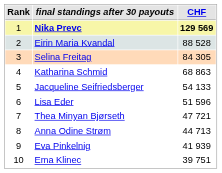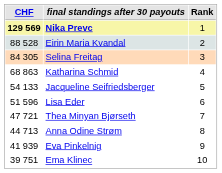columns swapped: (19, 12) <-> (197, 12)
